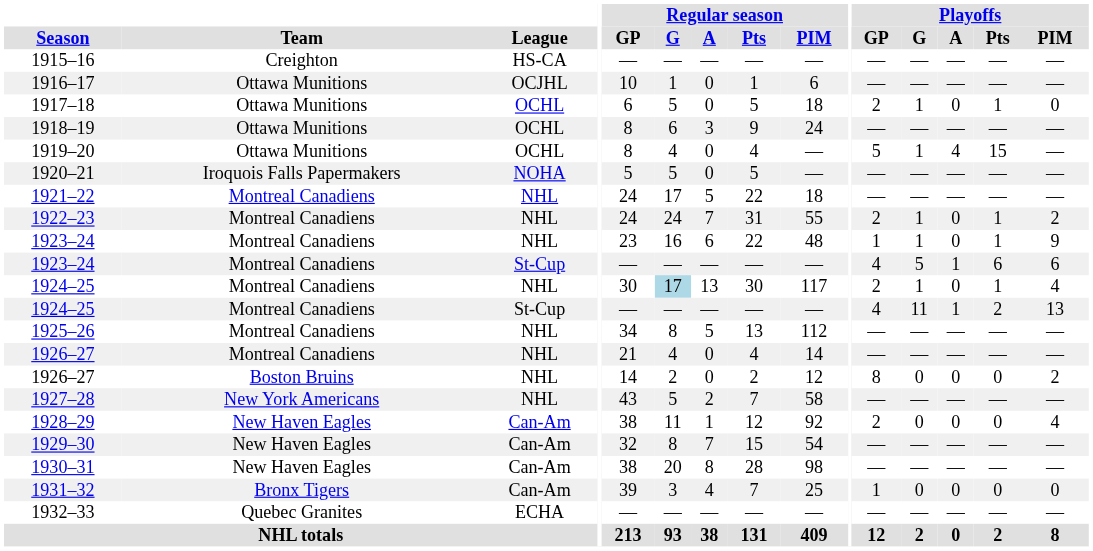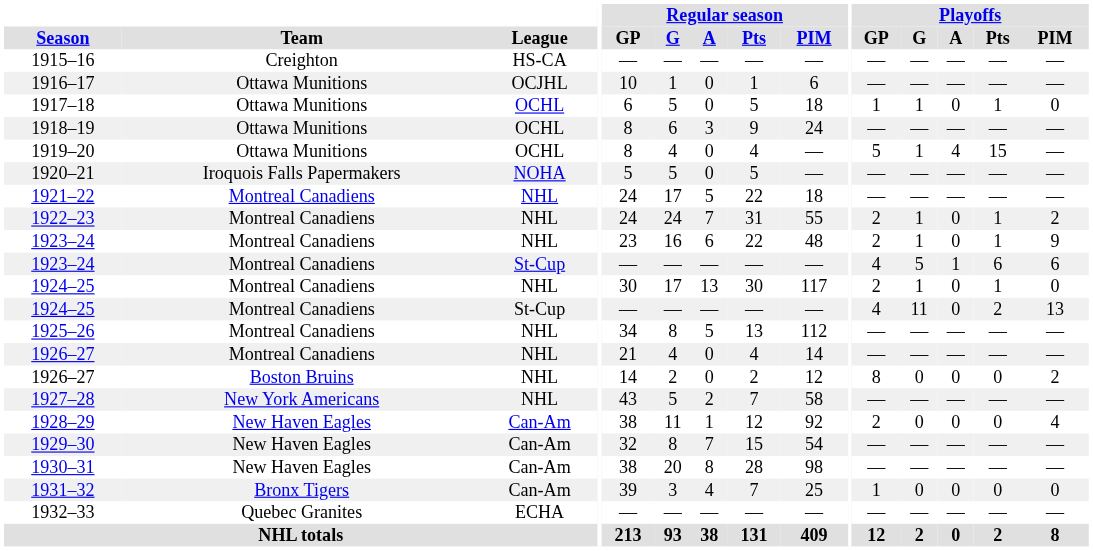(876, 105) 2 -> (876, 105) 1
(876, 241) 1 -> (876, 241) 2
(673, 286) lightblue background -> (673, 286) no background
(1055, 286) 4 -> (1055, 286) 0
(956, 309) 1 -> (956, 309) 0
